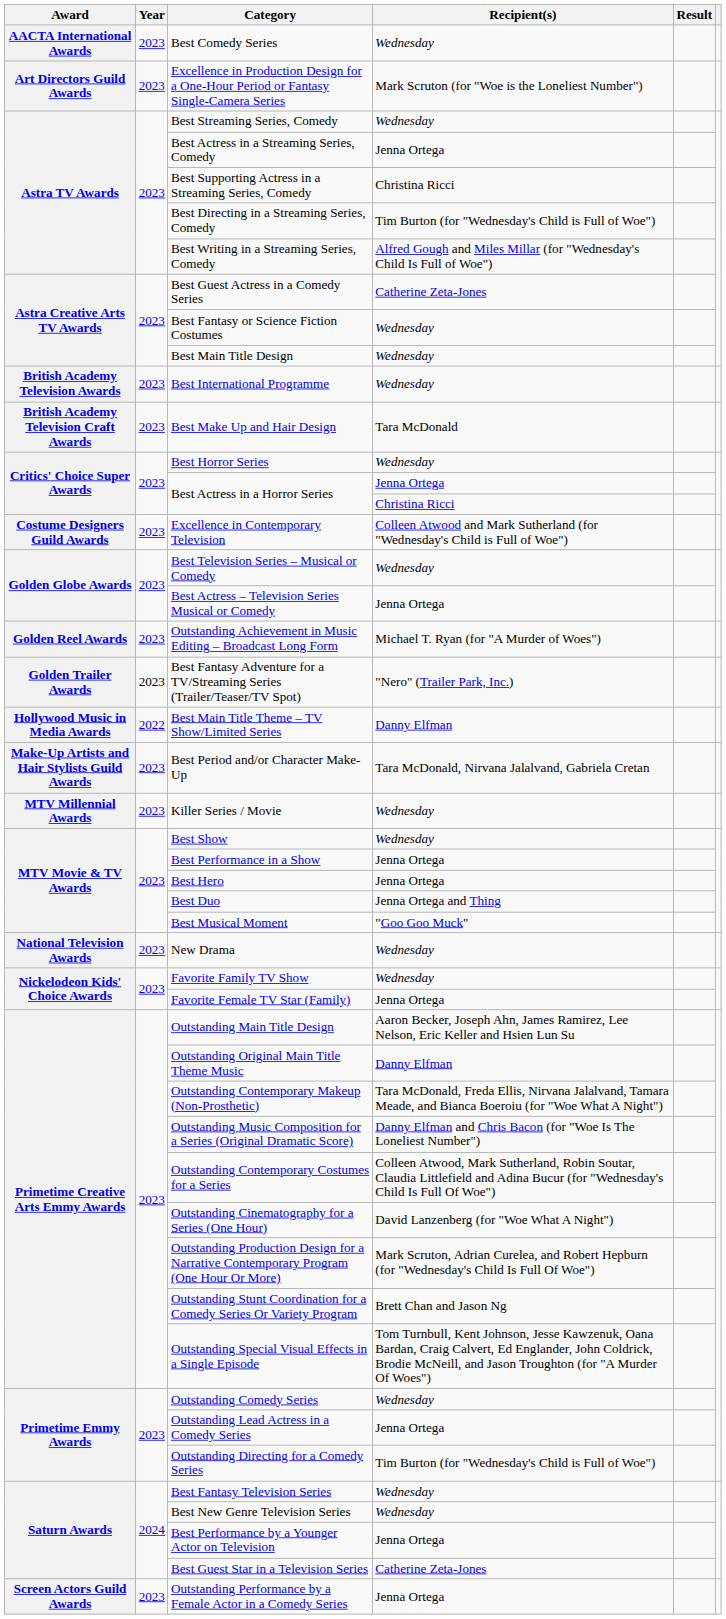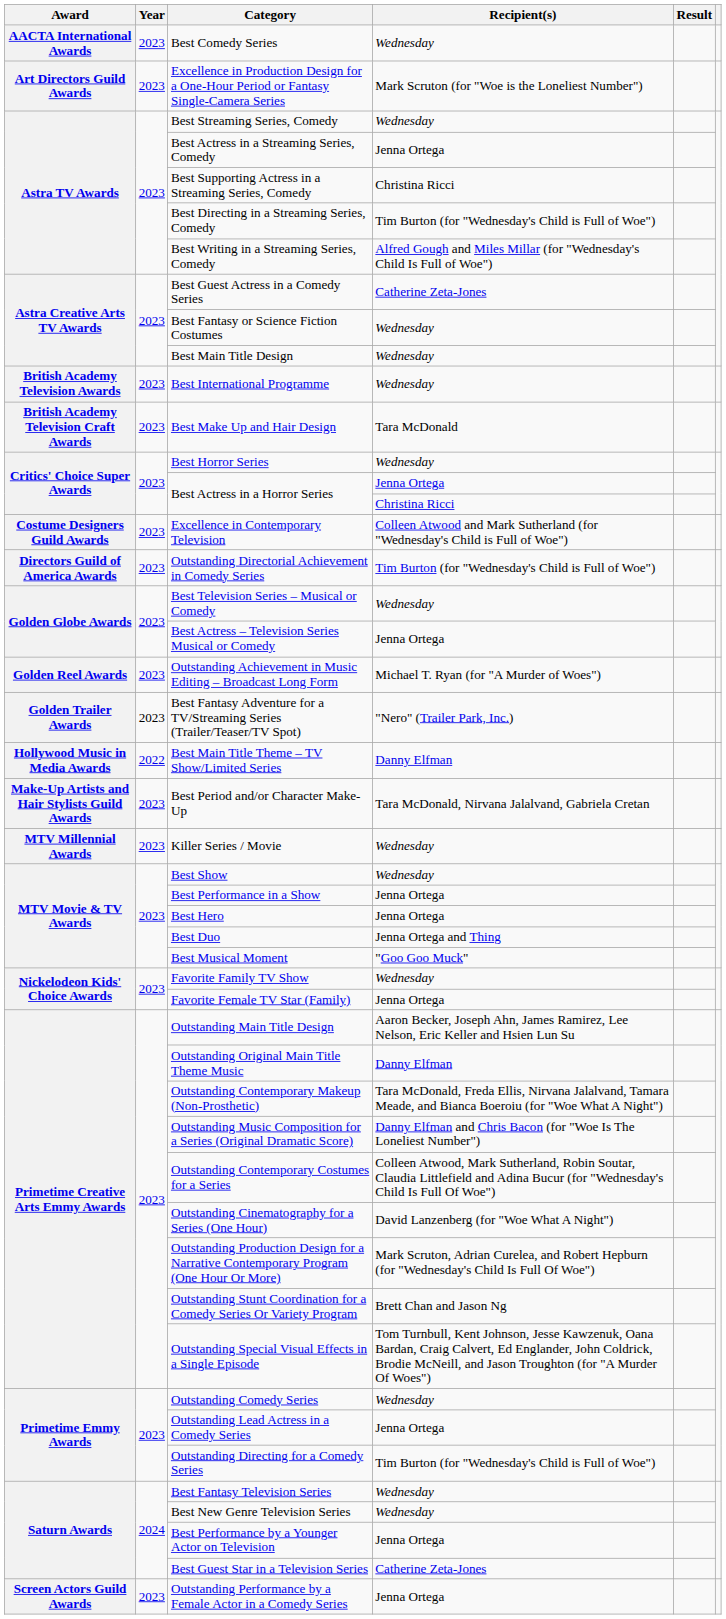+ row: (269, 567)
- row: (203, 950)
